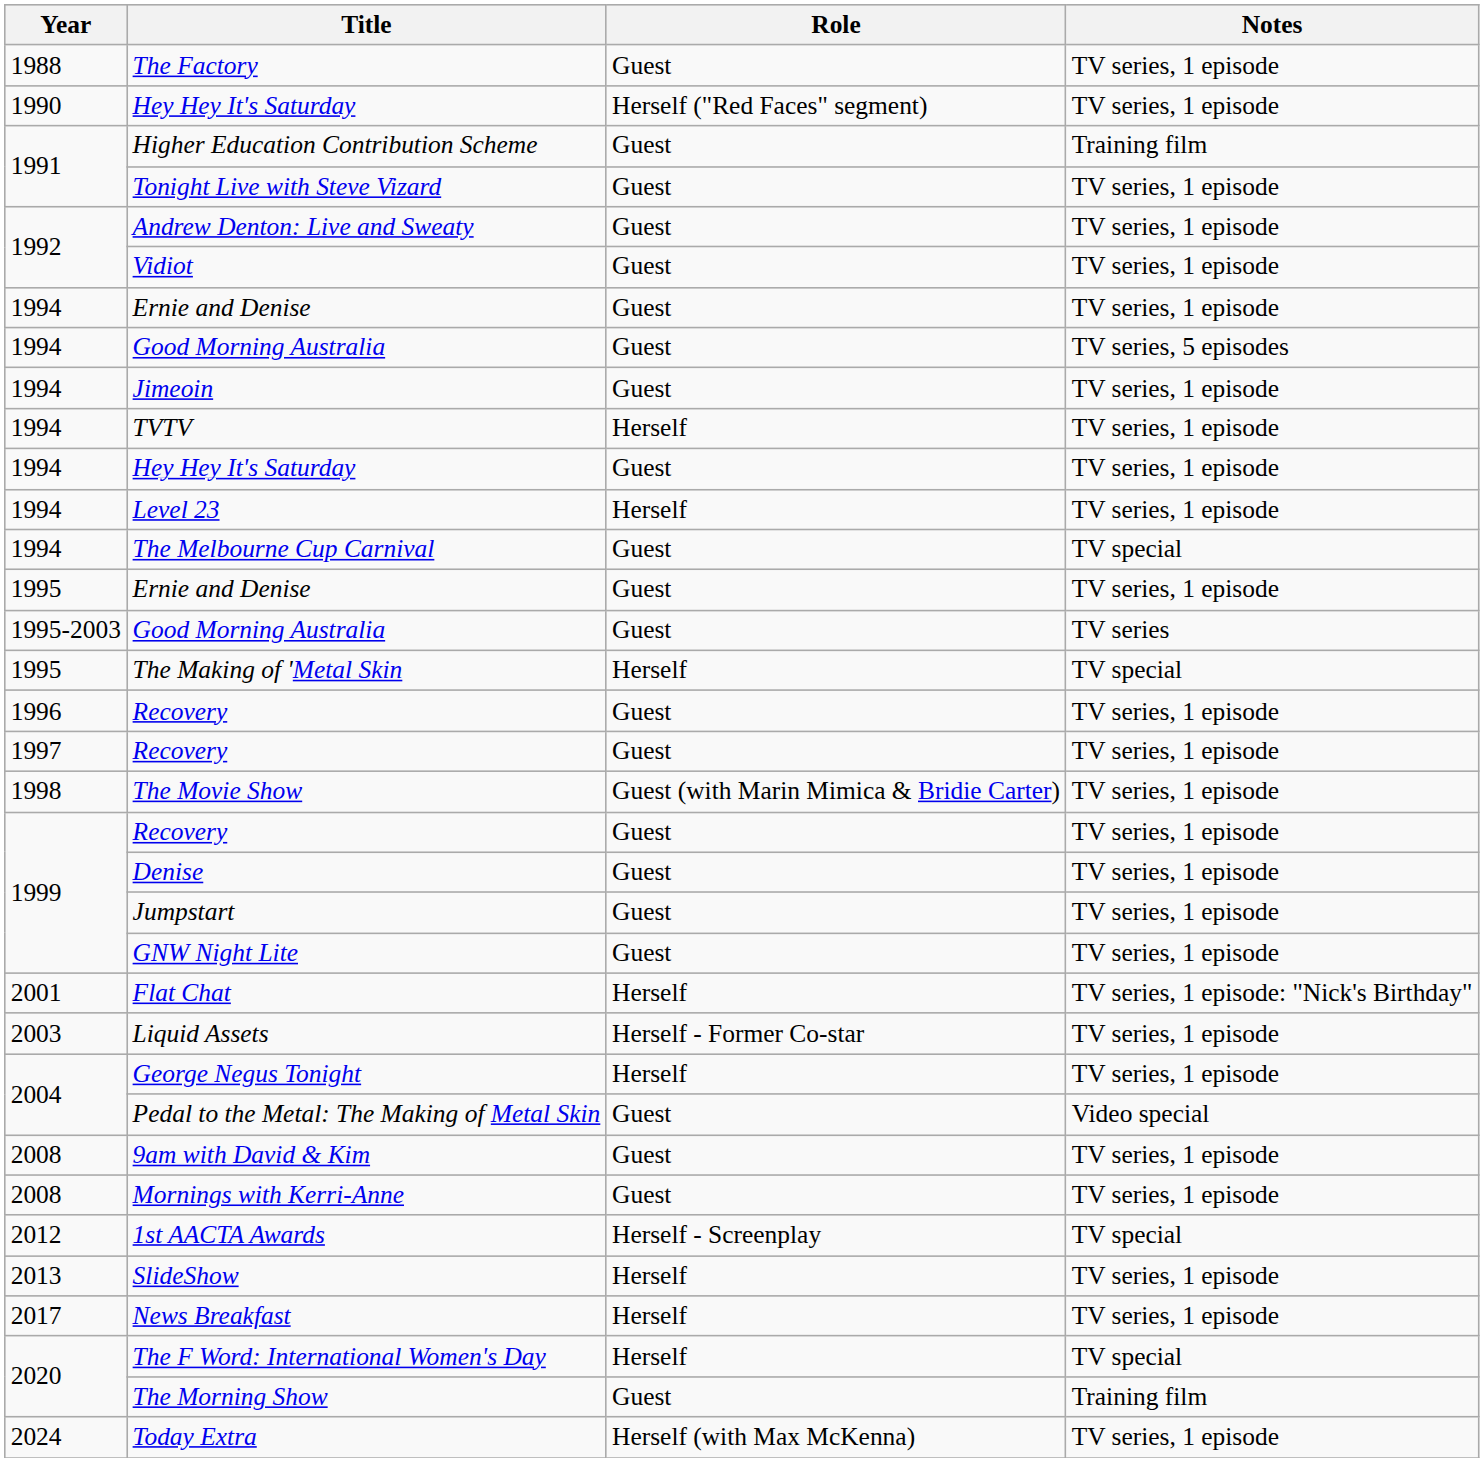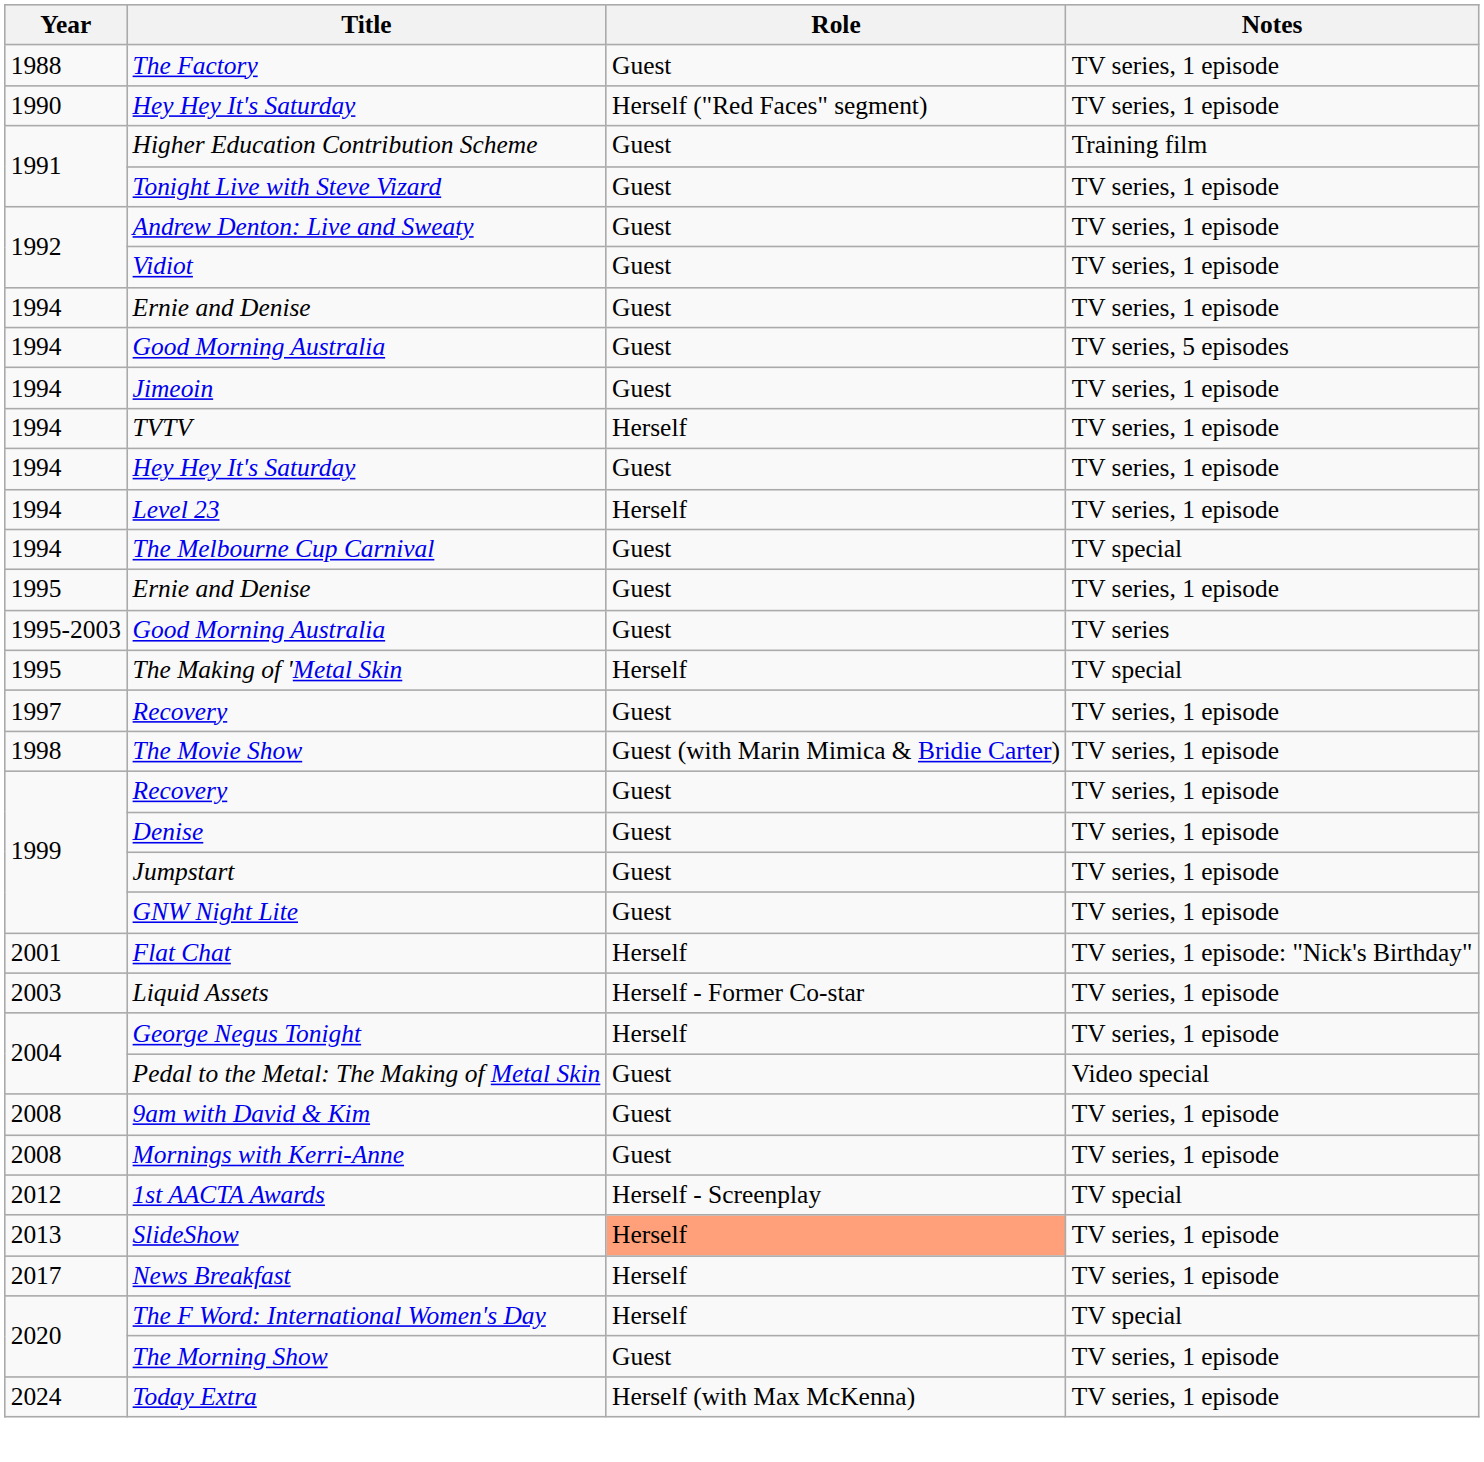- row: (36, 710)
(649, 1275) no background -> (649, 1235) lightsalmon background
(1139, 1396) Training film -> (1175, 1356) TV series, 1 episode
